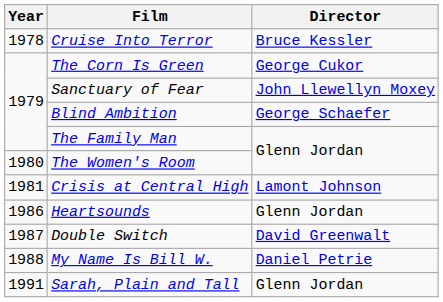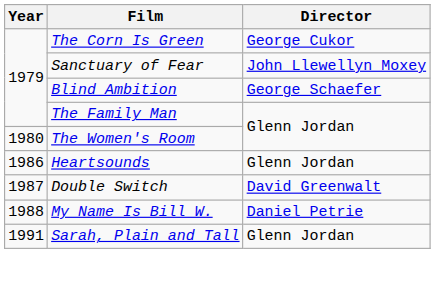- row: (132, 41)
- row: (150, 187)
